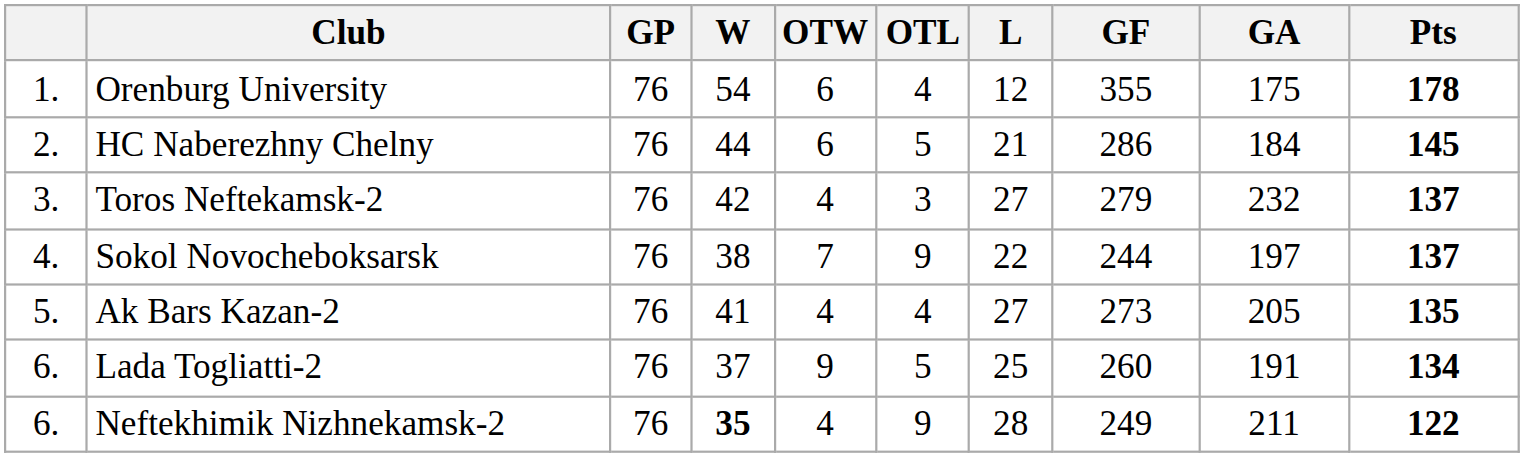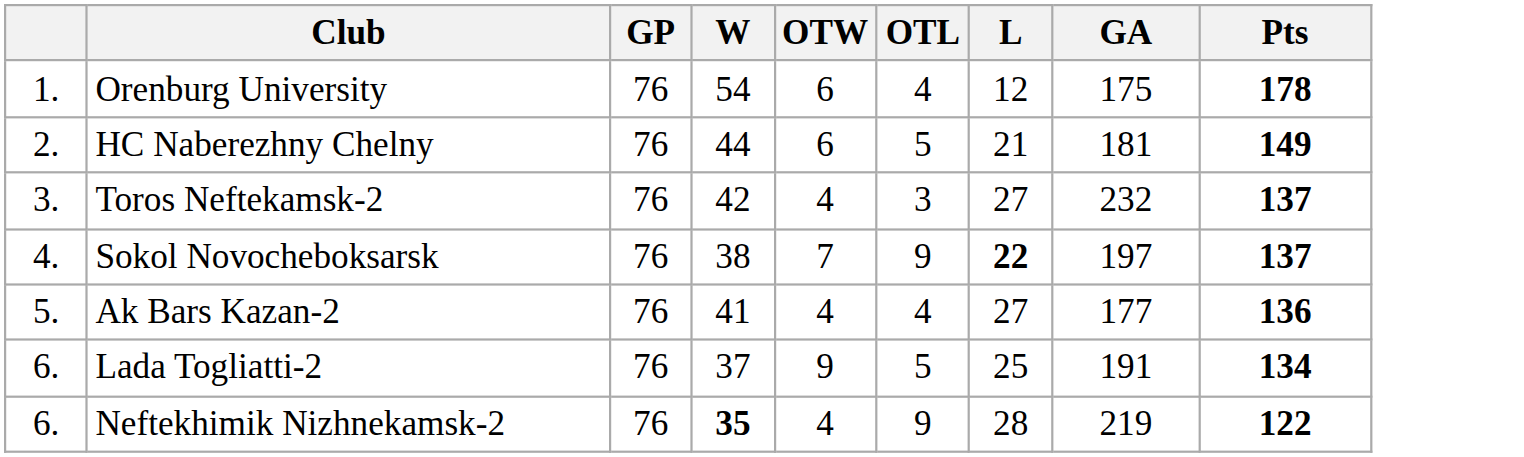- column: (1126, 32)
(1274, 144) 184 -> (1126, 144) 181
(1433, 144) 145 -> (1285, 144) 149
(1011, 255) normal -> (1011, 255) bold
(1274, 311) 205 -> (1126, 311) 177
(1433, 311) 135 -> (1285, 311) 136
(1274, 423) 211 -> (1126, 423) 219
